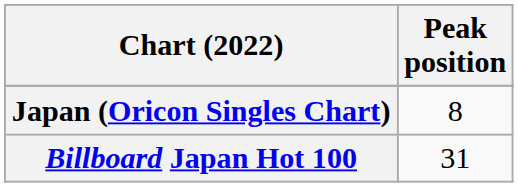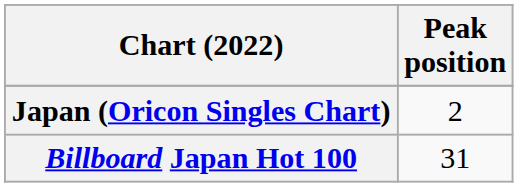(455, 109) 8 -> (455, 109) 2
